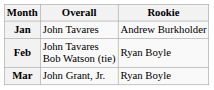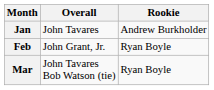(79, 53) John Tavares Bob Watson (tie) -> (74, 47) John Grant, Jr.
(74, 76) John Grant, Jr. -> (79, 70) John Tavares Bob Watson (tie)
